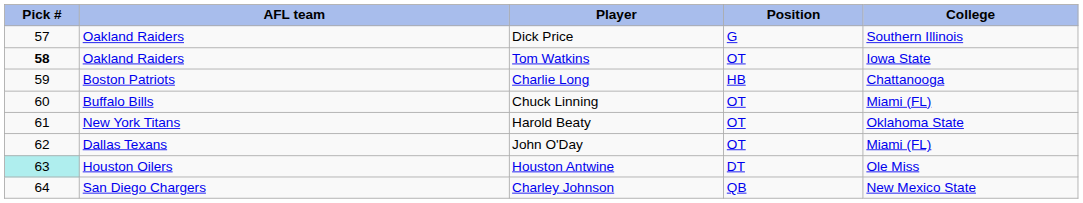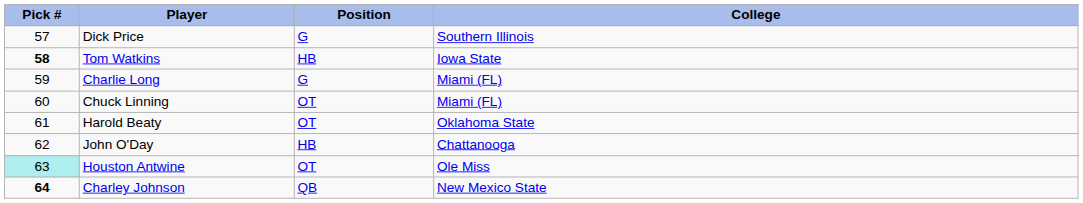- column: (294, 15)
(736, 58) OT -> (307, 58) HB
(736, 79) HB -> (303, 79) G
(905, 79) Chattanooga -> (469, 79) Miami (FL)
(736, 144) OT -> (307, 144) HB
(899, 144) Miami (FL) -> (476, 144) Chattanooga
(736, 166) DT -> (307, 166) OT
(42, 187) normal -> (42, 187) bold
